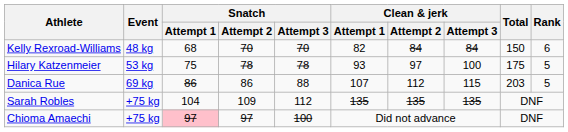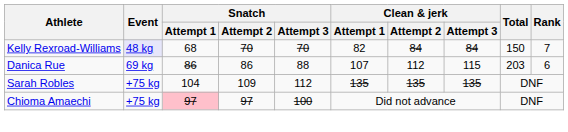(140, 49) no background -> (140, 49) lavender background
(547, 49) 6 -> (547, 49) 7
- row: (54, 66)
(547, 84) 5 -> (547, 66) 6
